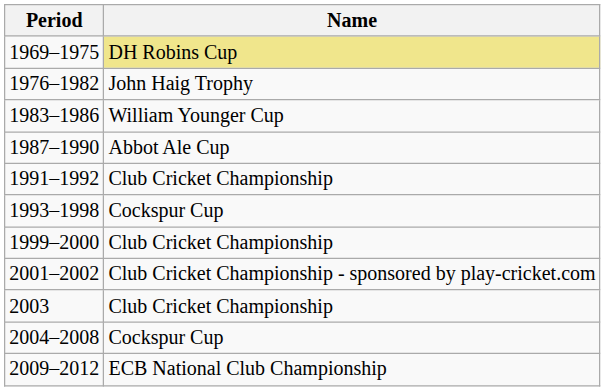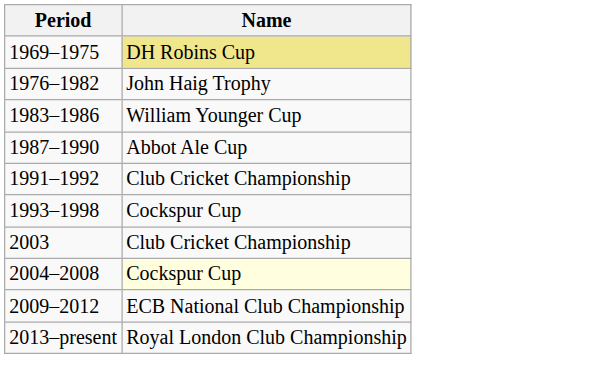- row: (54, 242)
- row: (54, 274)
(166, 337) no background -> (184, 274) lightyellow background
+ row: (63, 337)
